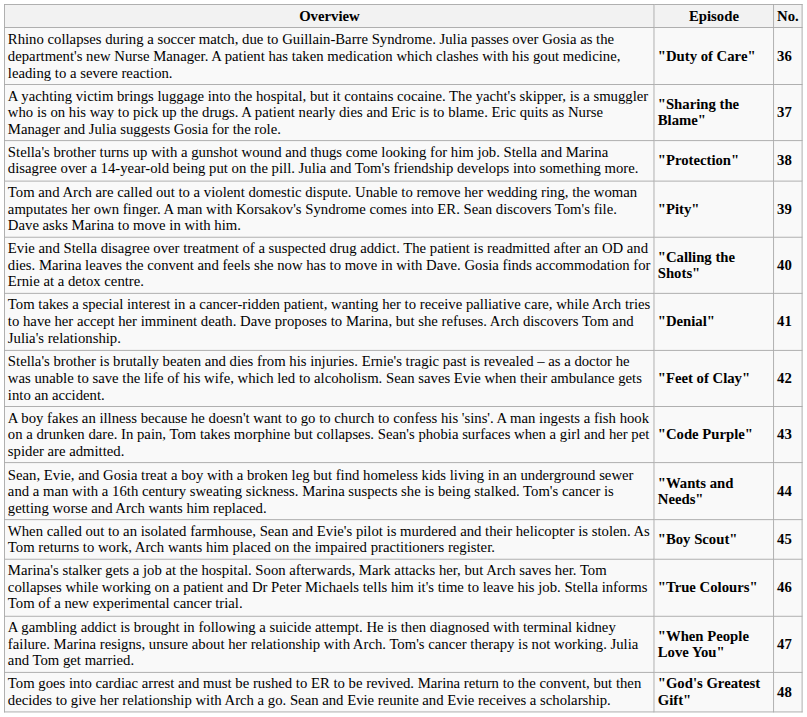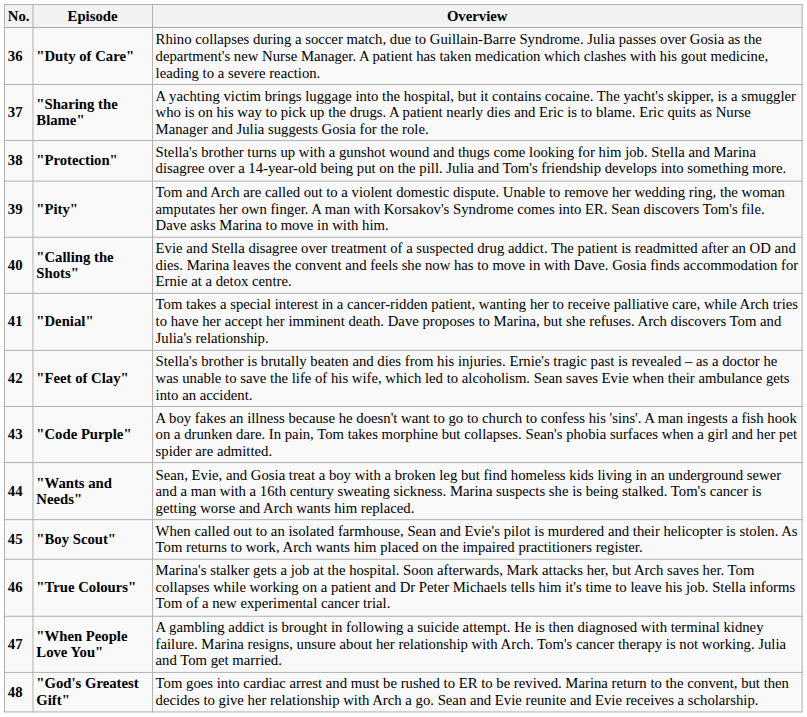columns swapped: (788, 16) <-> (329, 16)
